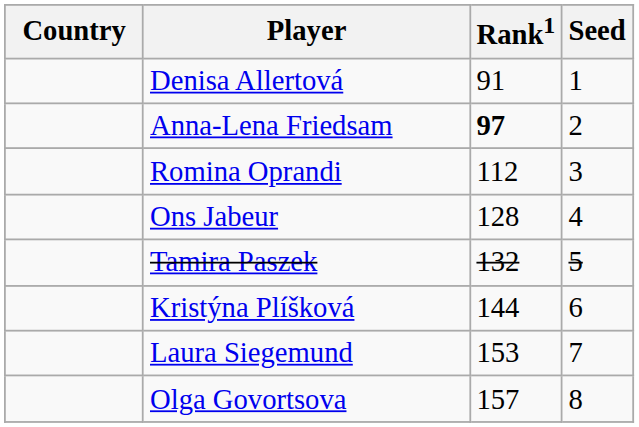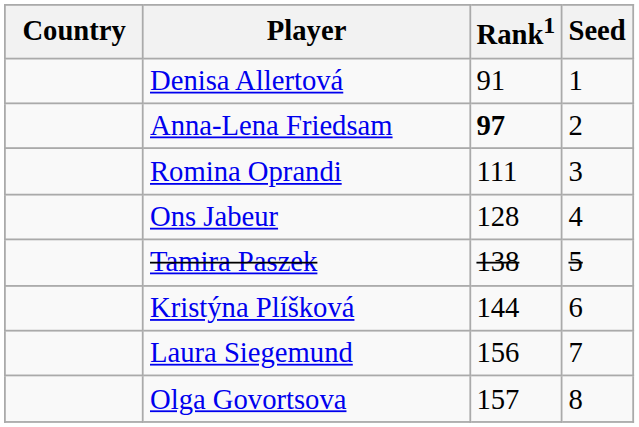(497, 171) 112 -> (497, 171) 111
(498, 262) 132 -> (498, 262) 138
(498, 352) 153 -> (498, 352) 156
